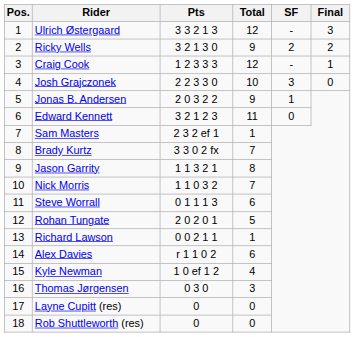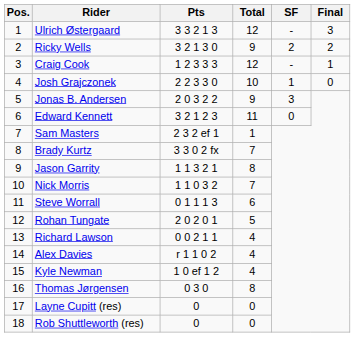(291, 82) 3 -> (291, 82) 1
(291, 99) 1 -> (291, 99) 3
(252, 237) 1 -> (252, 237) 4
(252, 254) 6 -> (252, 254) 4
(252, 289) 3 -> (252, 289) 8
